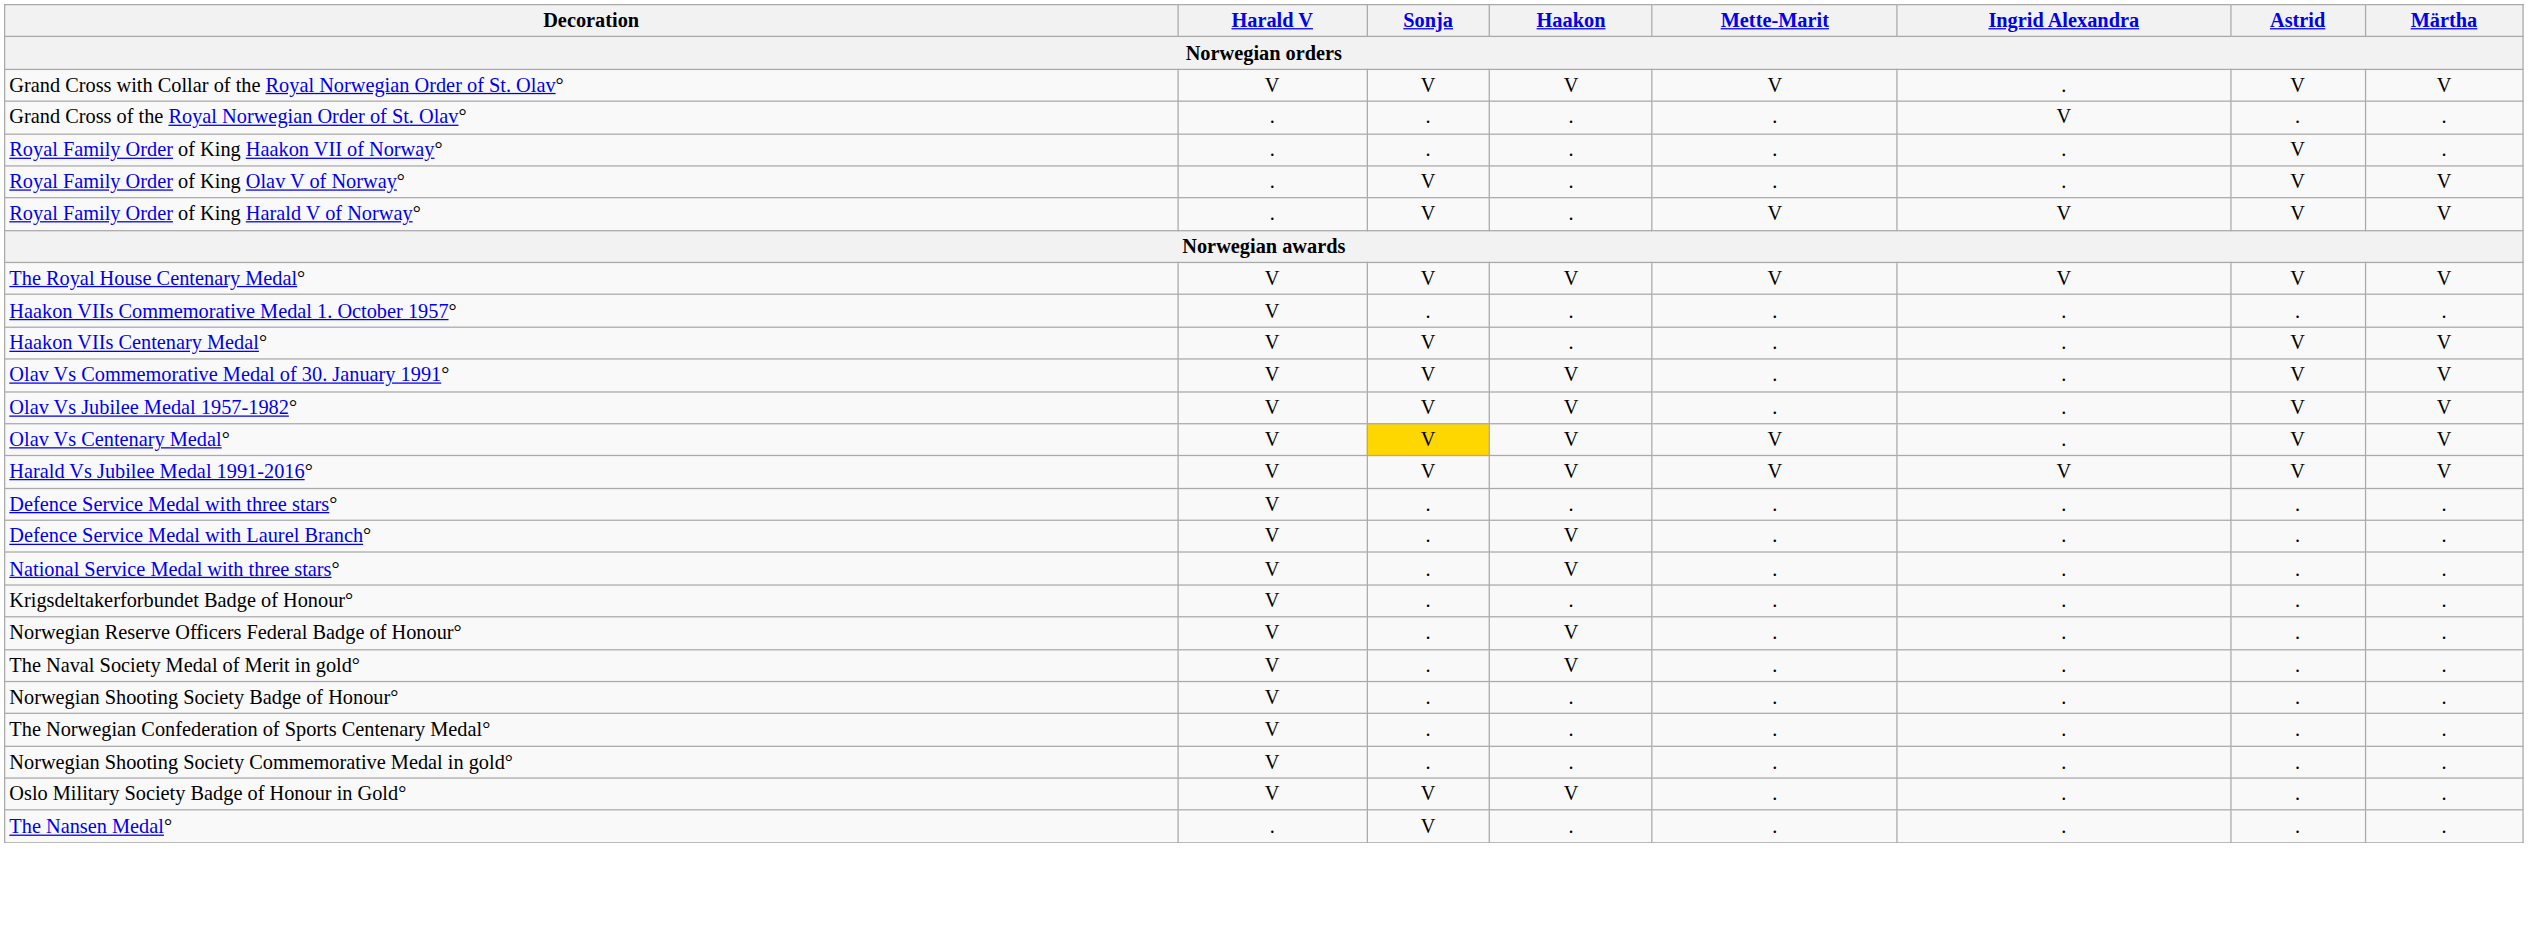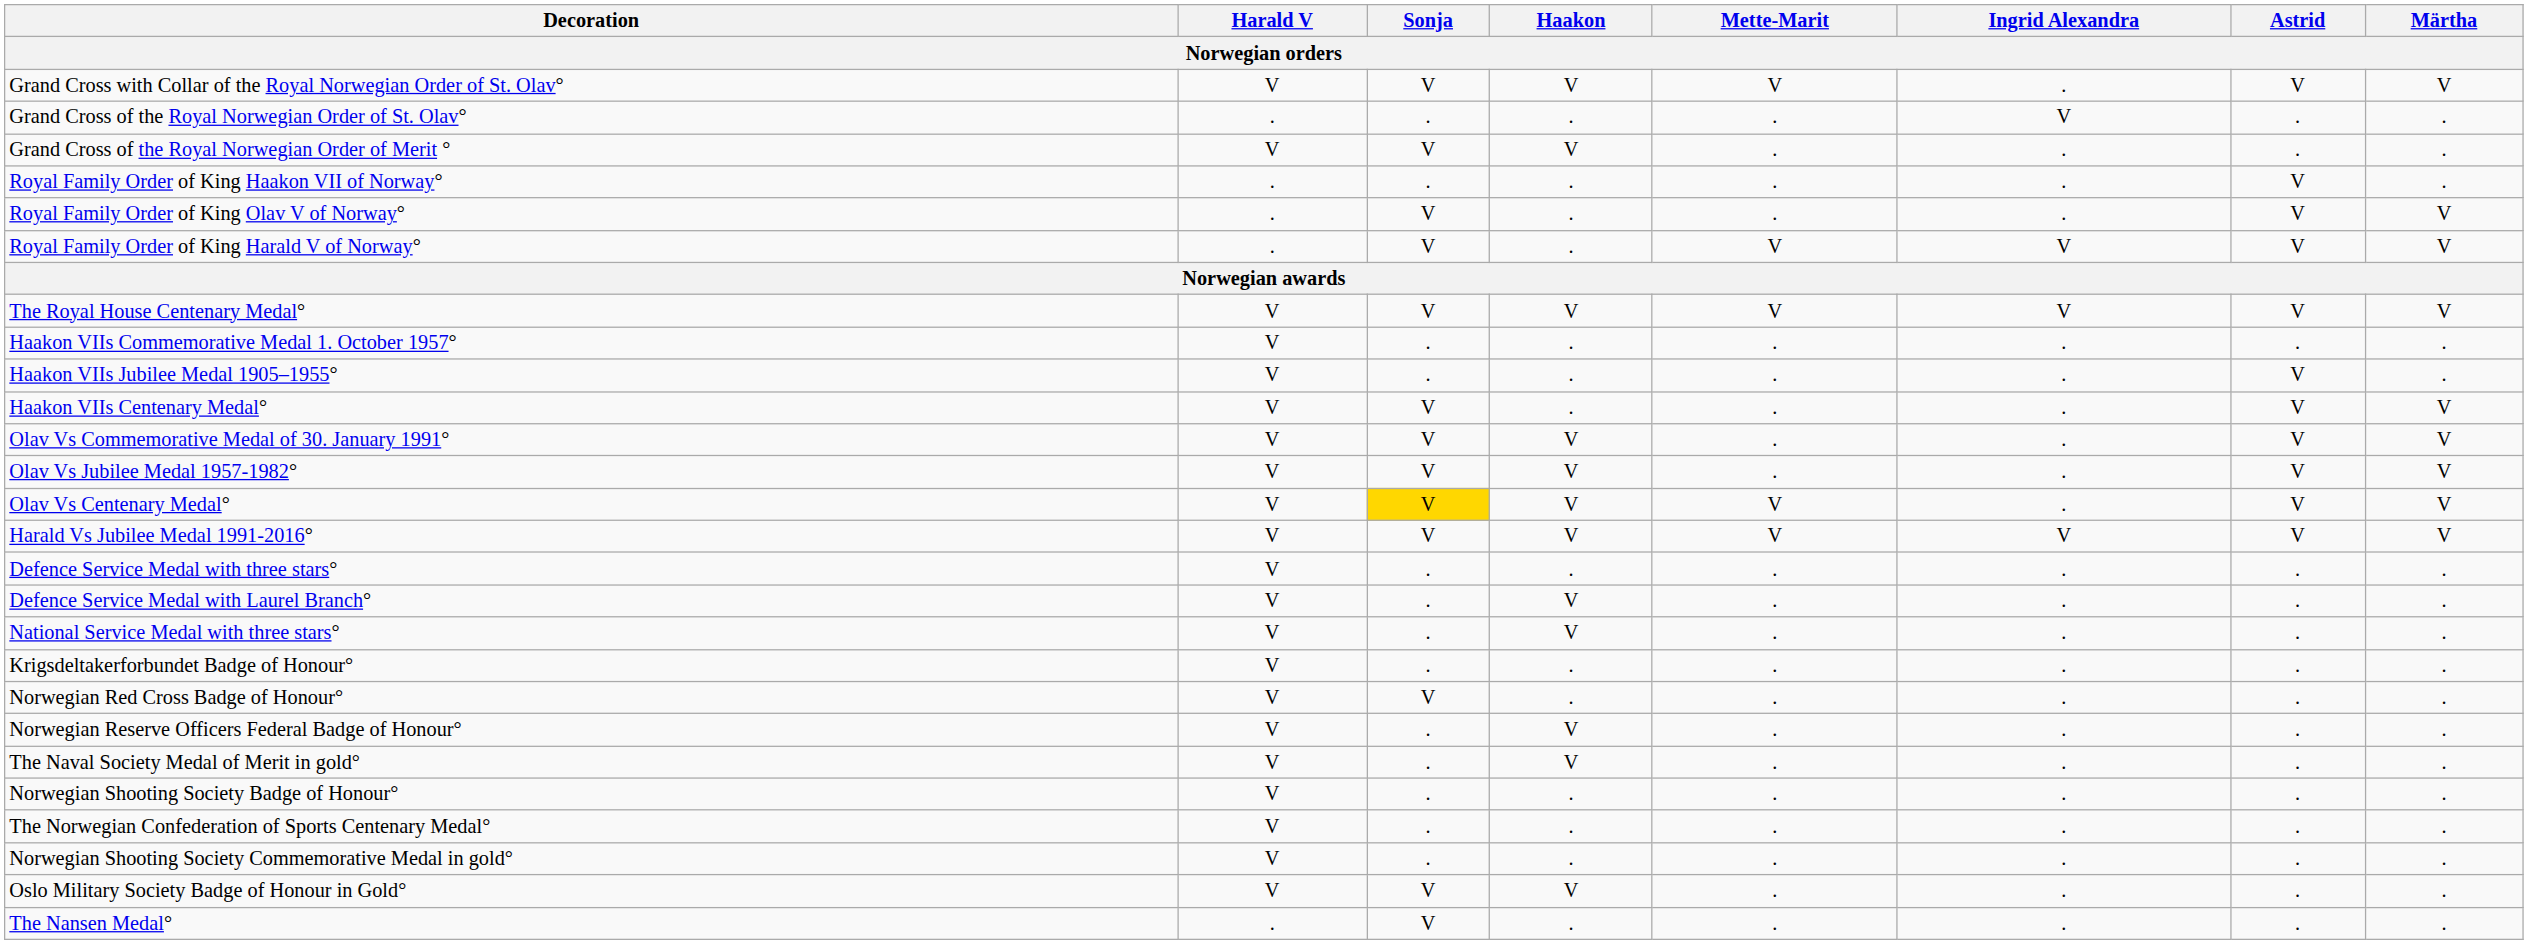+ row: (230, 149)
+ row: (173, 375)
+ row: (176, 697)
